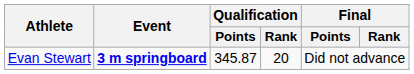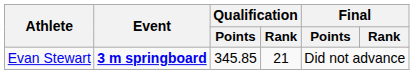(235, 59) 345.87 -> (235, 59) 345.85
(281, 59) 20 -> (281, 59) 21
